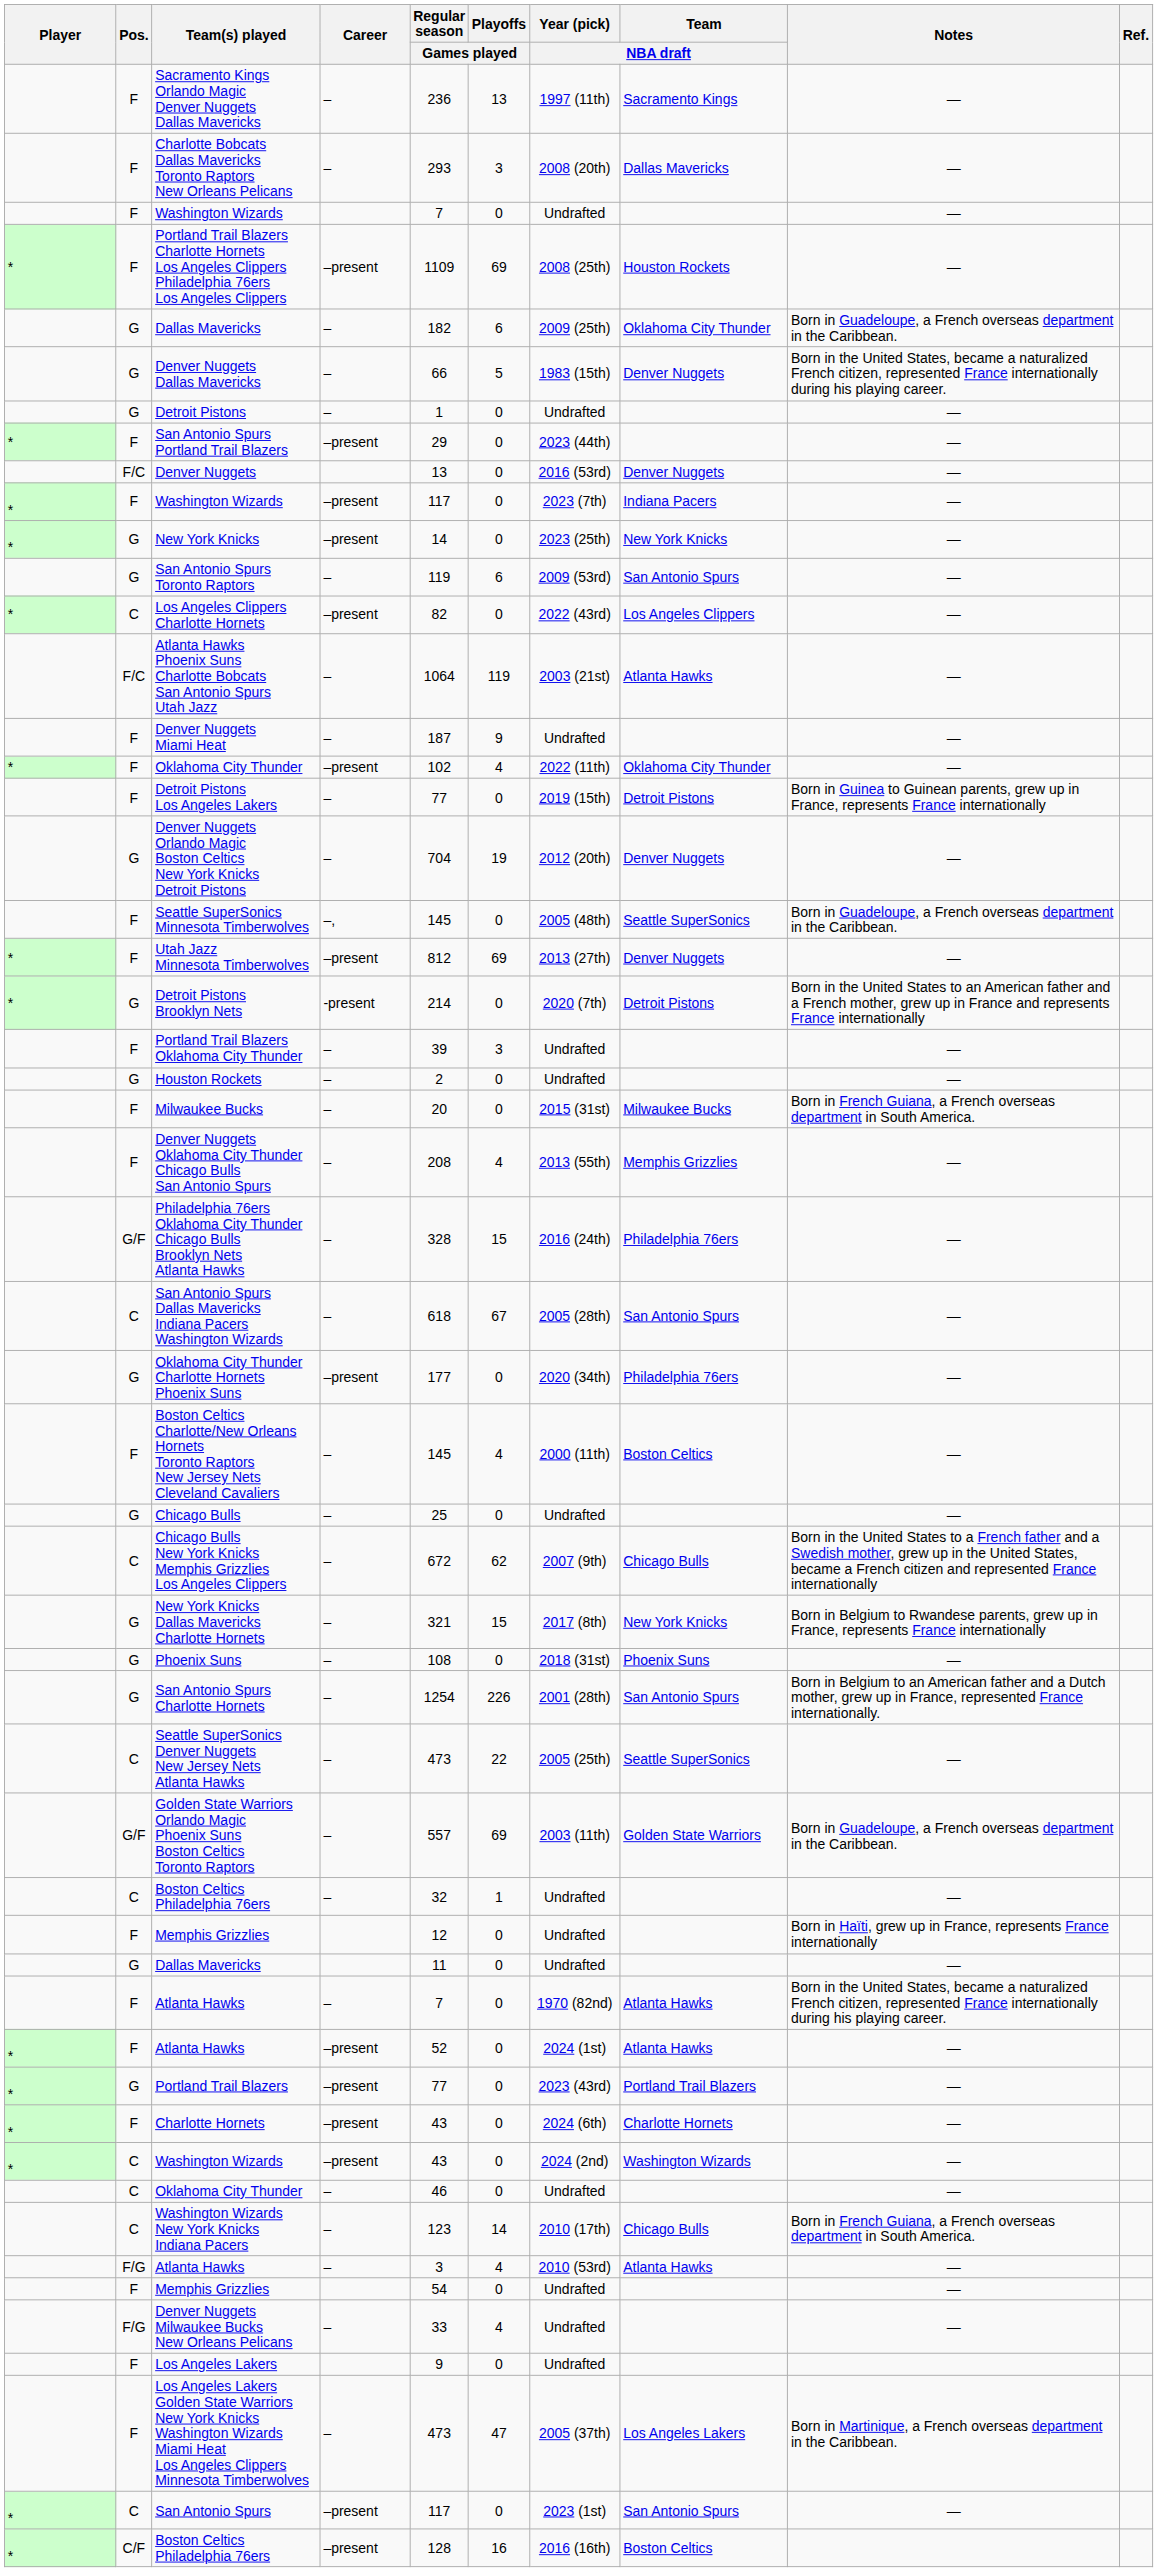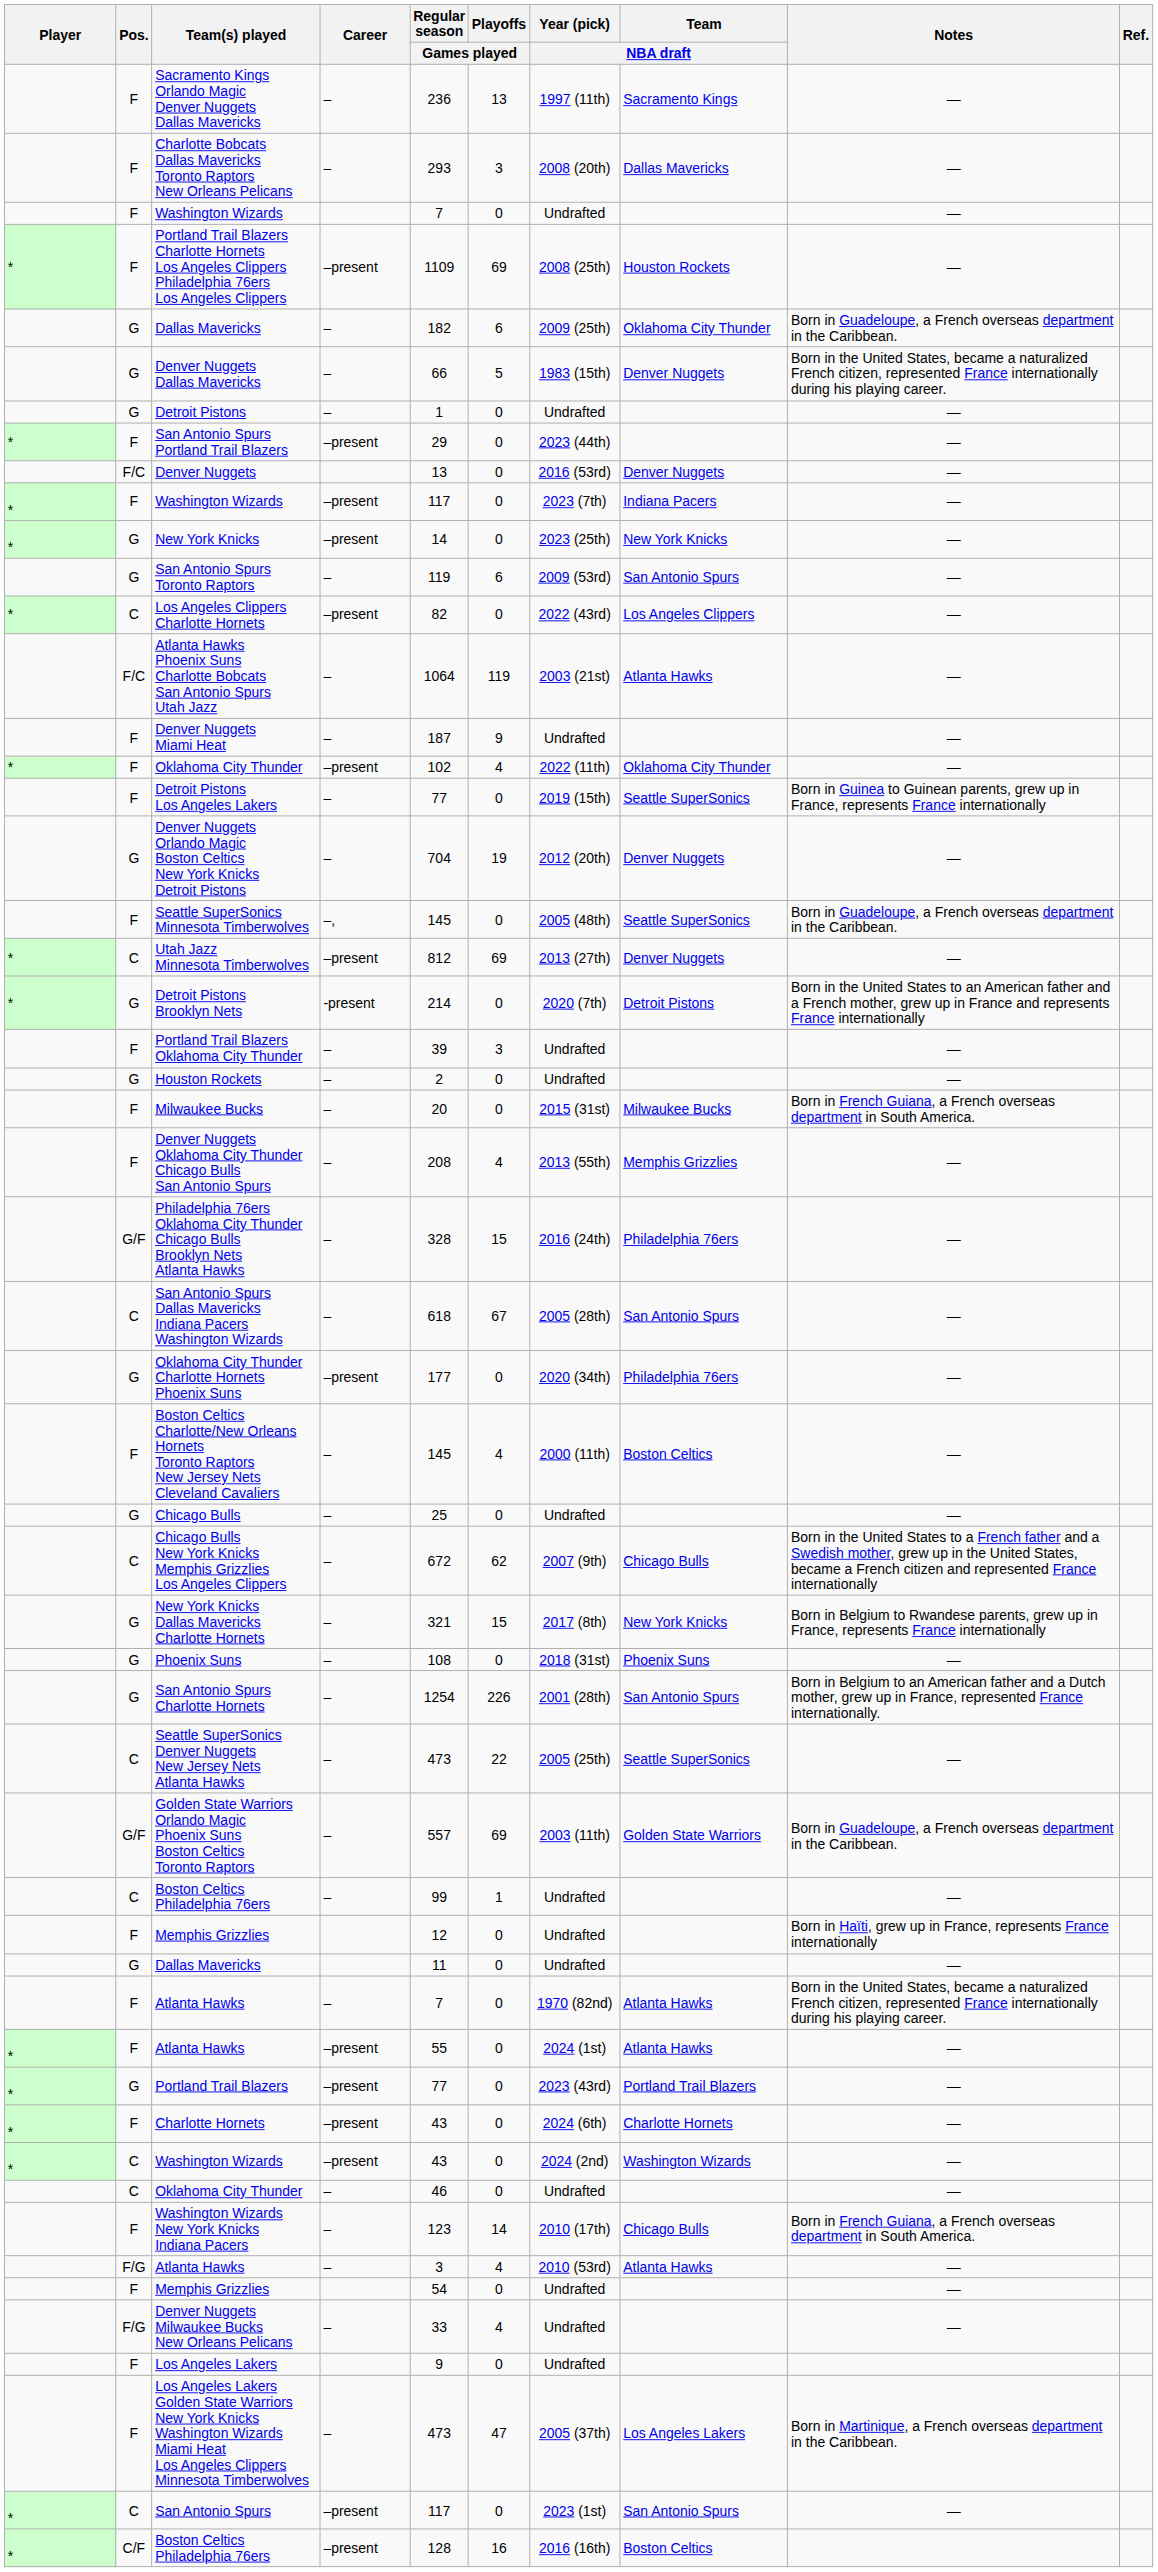(669, 797) Detroit Pistons -> (687, 797) Seattle SuperSonics
(134, 958) F -> (134, 958) C
(439, 1897) 32 -> (439, 1897) 99
(439, 2048) 52 -> (439, 2048) 55
(134, 2229) C -> (134, 2229) F
